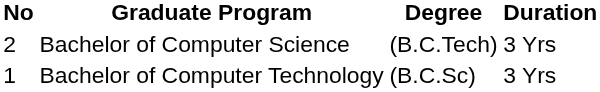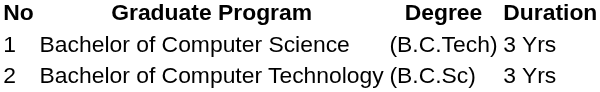(10, 44) 2 -> (10, 44) 1
(10, 75) 1 -> (10, 75) 2
